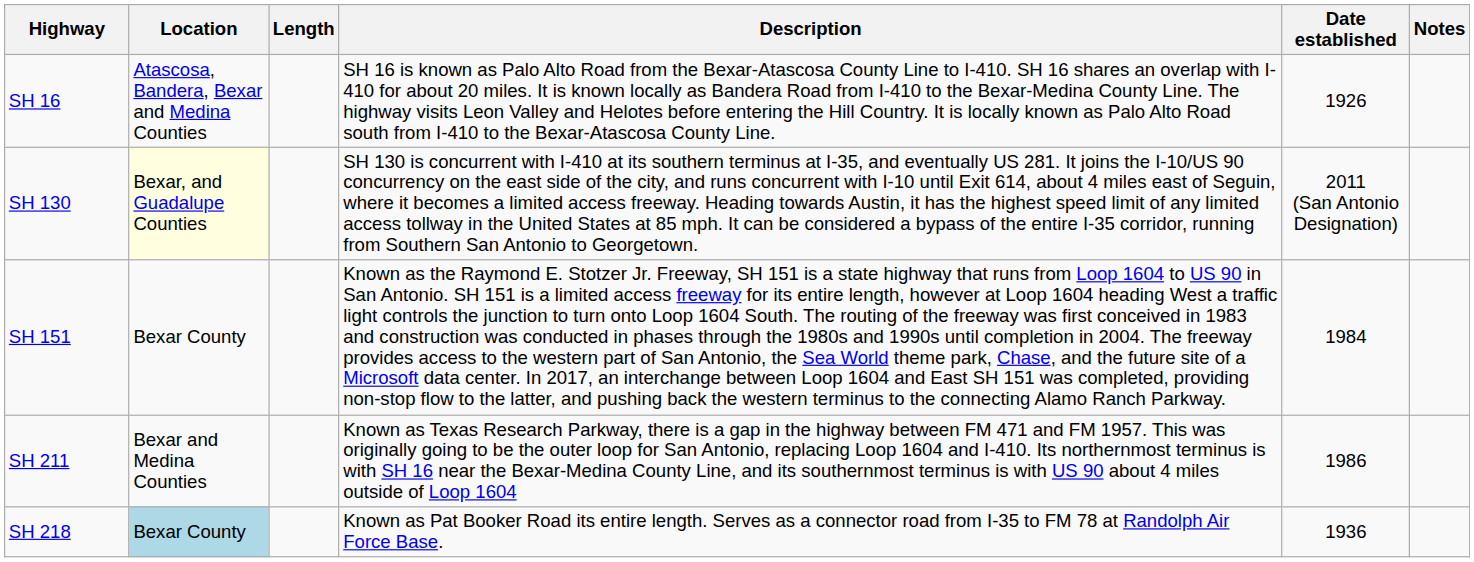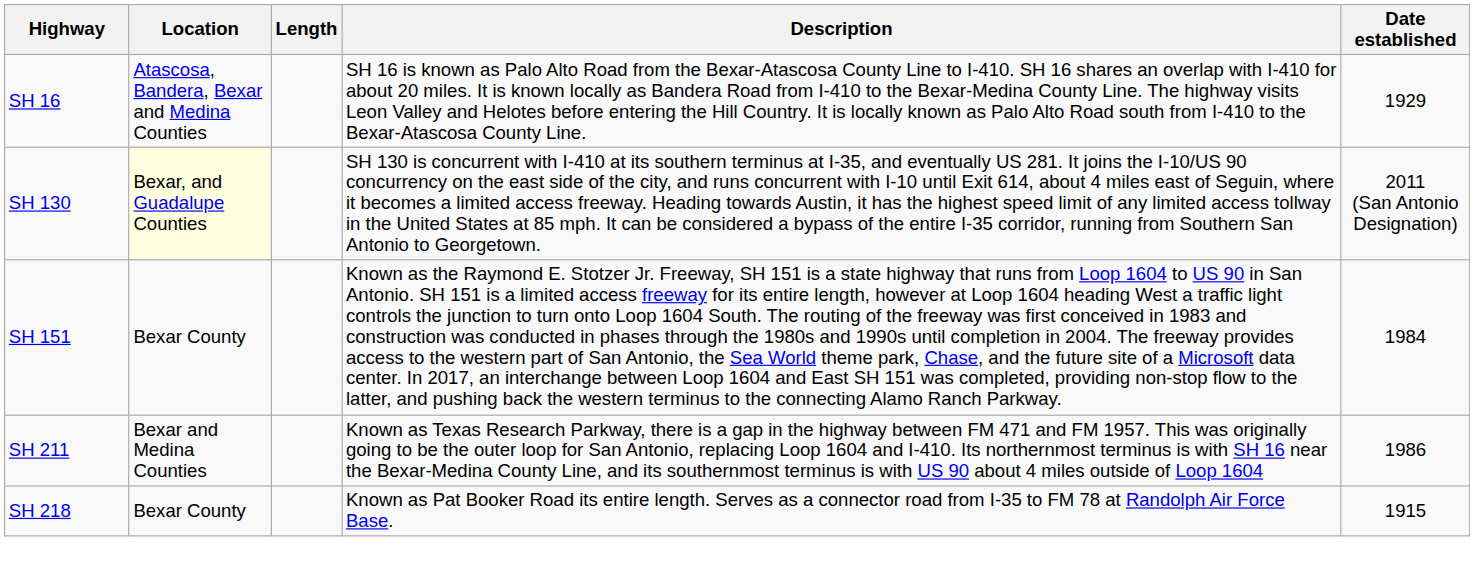- column: (1440, 29)
(1346, 100) 1926 -> (1405, 100) 1929
(190, 531) lightblue background -> (190, 510) no background
(1346, 531) 1936 -> (1405, 510) 1915
